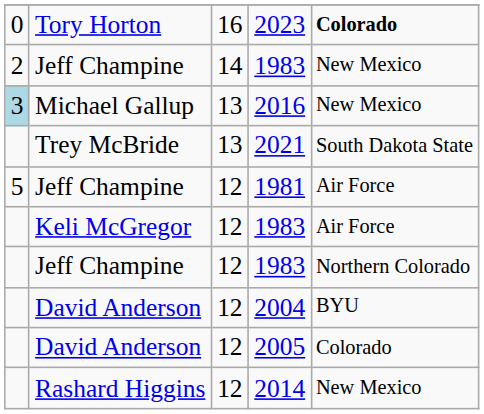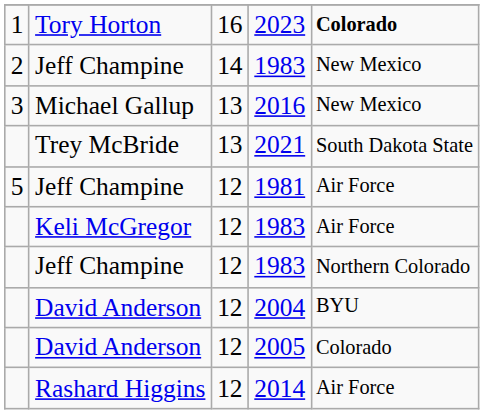(17, 24) 0 -> (17, 24) 1
(17, 105) lightblue background -> (17, 105) no background
(369, 387) New Mexico -> (355, 387) Air Force
